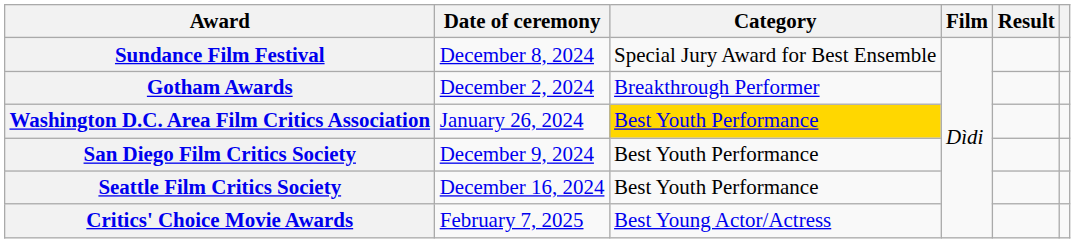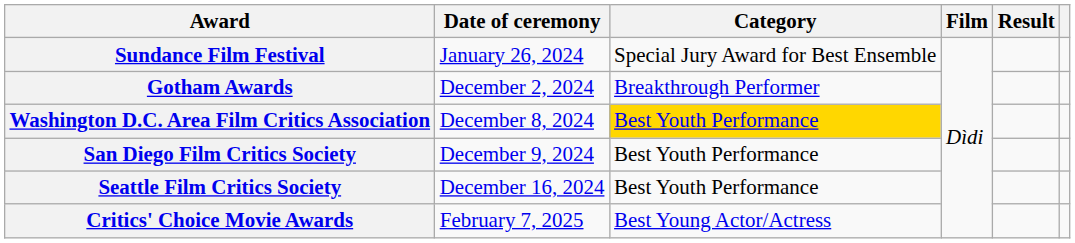(517, 54) December 8, 2024 -> (512, 54) January 26, 2024
(512, 120) January 26, 2024 -> (517, 120) December 8, 2024
